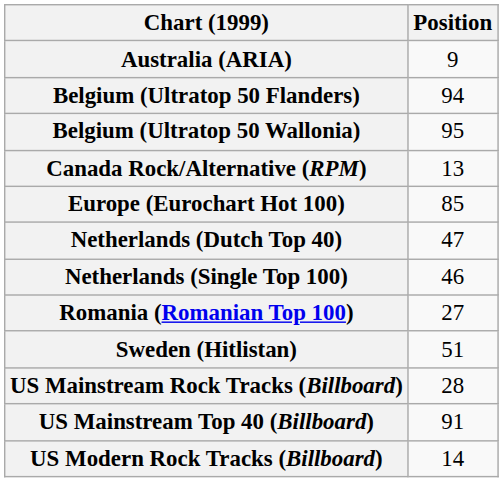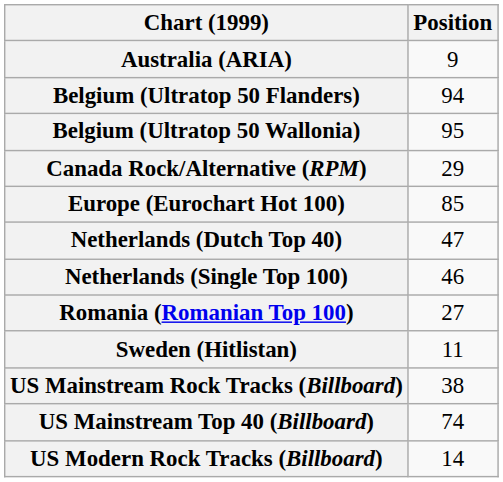(453, 167) 13 -> (453, 167) 29
(453, 349) 51 -> (453, 349) 11
(453, 385) 28 -> (453, 385) 38
(453, 421) 91 -> (453, 421) 74
